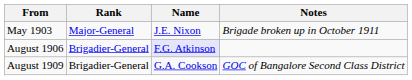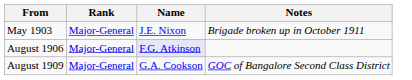(109, 48) Brigadier-General -> (101, 48) Major-General
(109, 65) Brigadier-General -> (101, 65) Major-General
